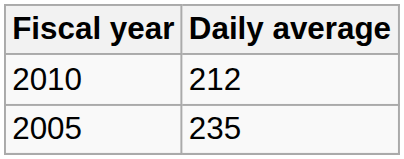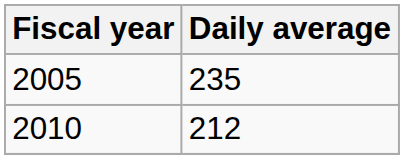rows swapped: (47, 128) <-> (47, 79)
